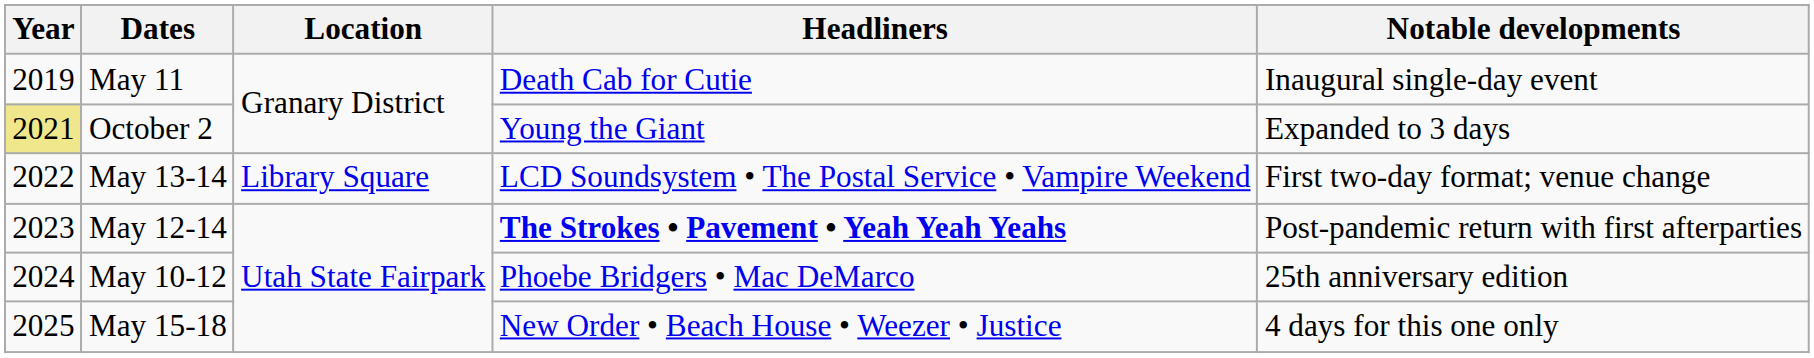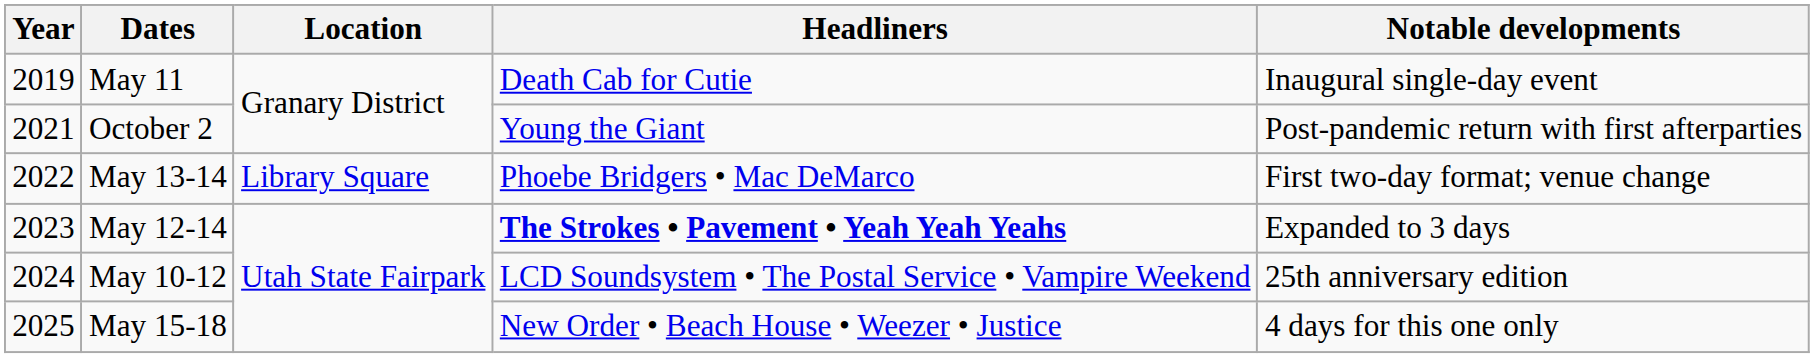(43, 128) khaki background -> (43, 128) no background
(1388, 128) Expanded to 3 days -> (1534, 128) Post-pandemic return with first afterparties
(875, 177) LCD Soundsystem • The Postal Service • Vampire Weekend -> (707, 177) Phoebe Bridgers • Mac DeMarco
(1534, 227) Post-pandemic return with first afterparties -> (1388, 227) Expanded to 3 days
(707, 276) Phoebe Bridgers • Mac DeMarco -> (875, 276) LCD Soundsystem • The Postal Service • Vampire Weekend
